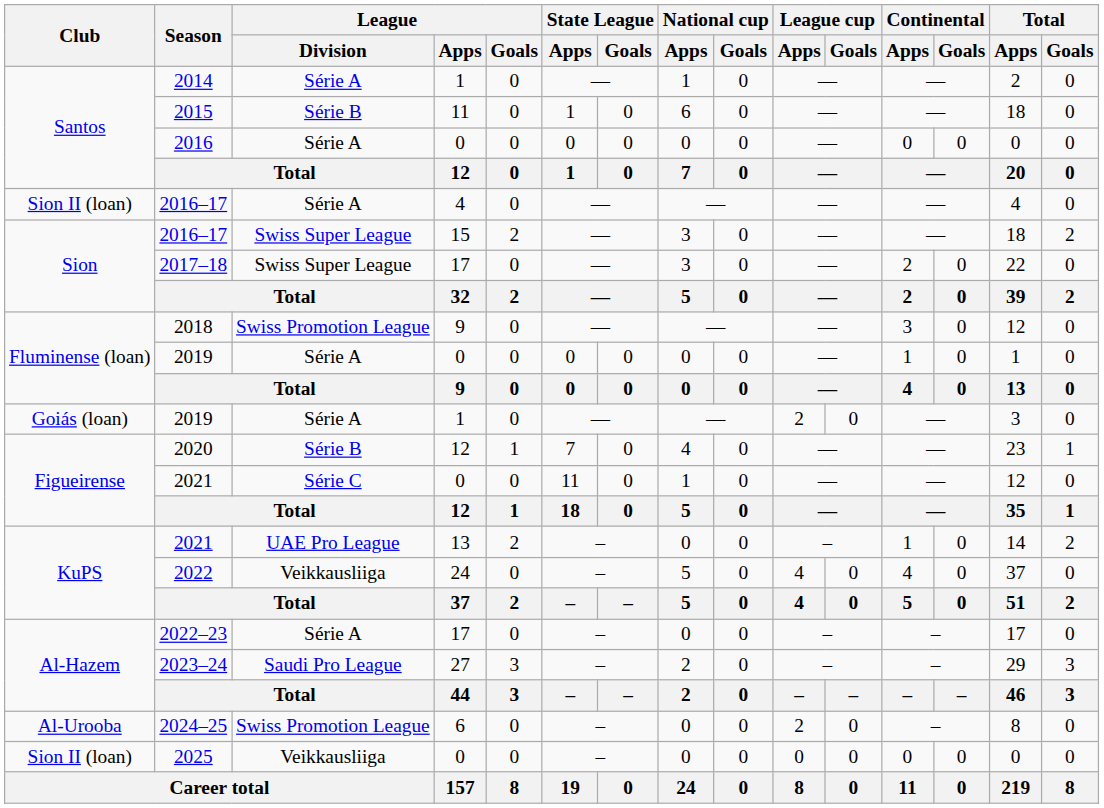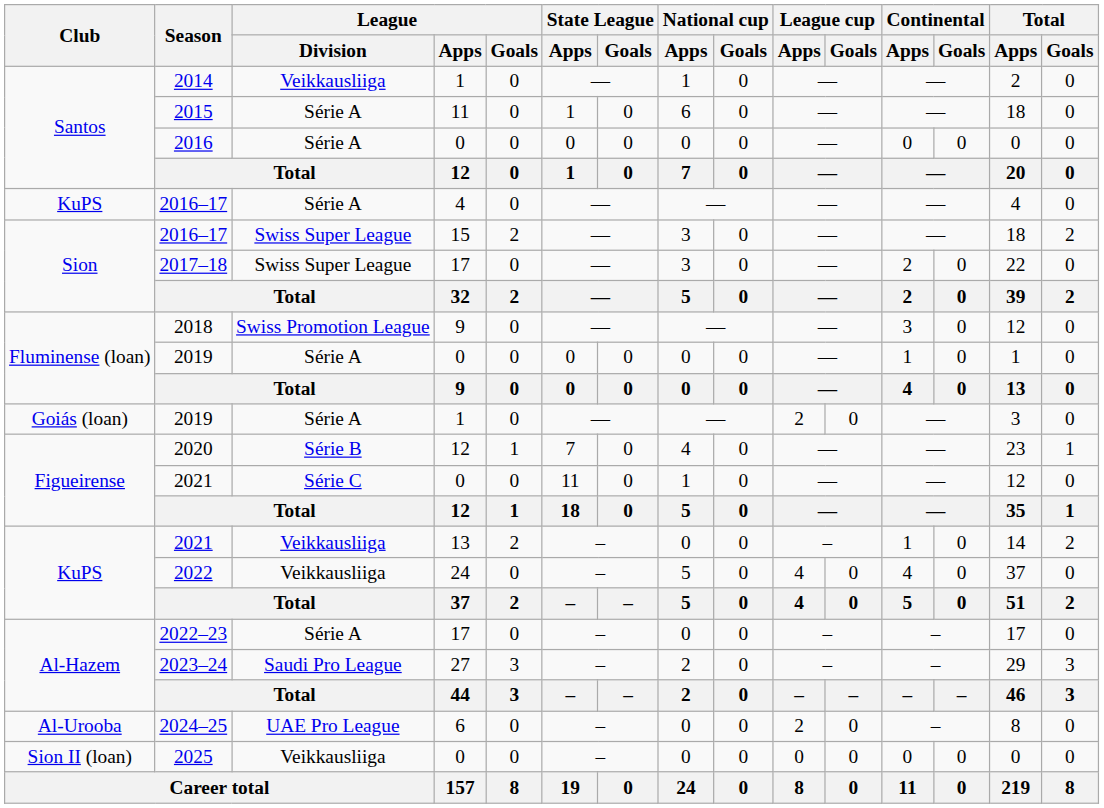(333, 81) Série A -> (333, 81) Veikkausliiga
(333, 111) Série B -> (333, 111) Série A
(80, 204) Sion II (loan) -> (80, 204) KuPS
(333, 541) UAE Pro League -> (333, 541) Veikkausliiga
(333, 726) Swiss Promotion League -> (333, 726) UAE Pro League
